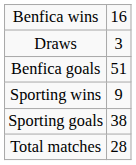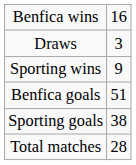rows swapped: (56, 95) <-> (56, 69)
